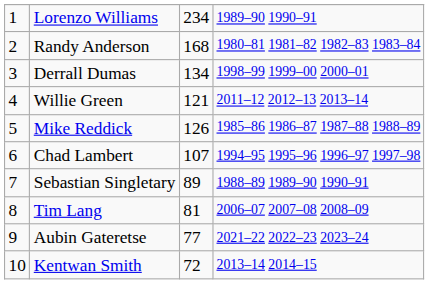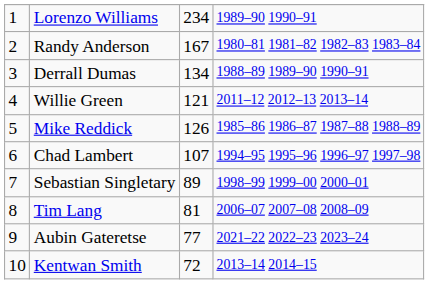(196, 45) 168 -> (196, 45) 167
(293, 73) 1998–99 1999–00 2000–01 -> (293, 73) 1988–89 1989–90 1990–91
(293, 182) 1988–89 1989–90 1990–91 -> (293, 182) 1998–99 1999–00 2000–01
